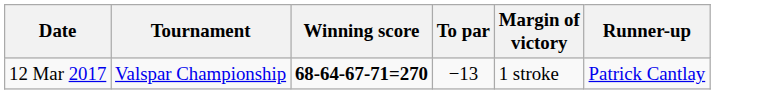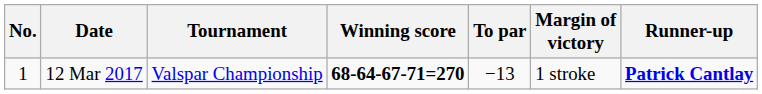+ column: (23, 31)
(647, 73) normal -> (689, 73) bold
